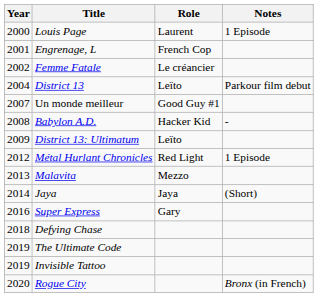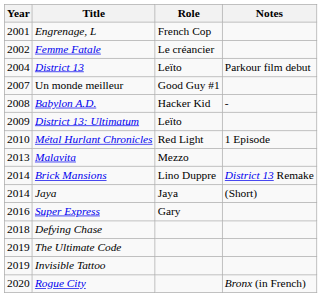- row: (61, 31)
(18, 157) 2012 -> (18, 139) 2010
+ row: (71, 175)
